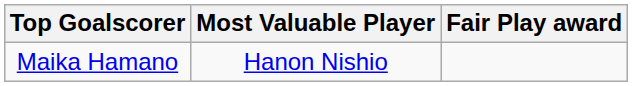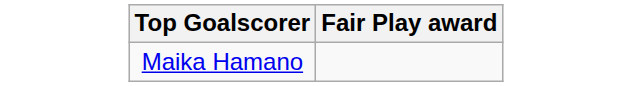- column: (316, 23)
